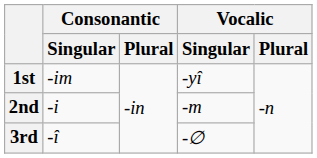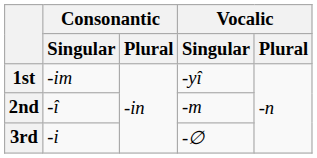(53, 107) -i -> (53, 107) -î
(53, 137) -î -> (53, 137) -i
